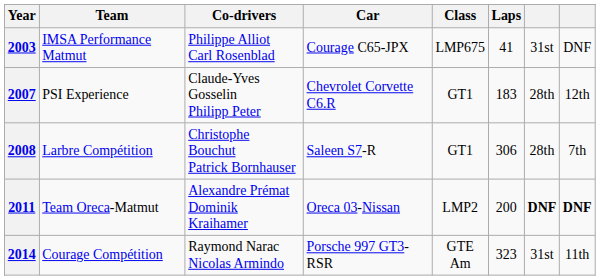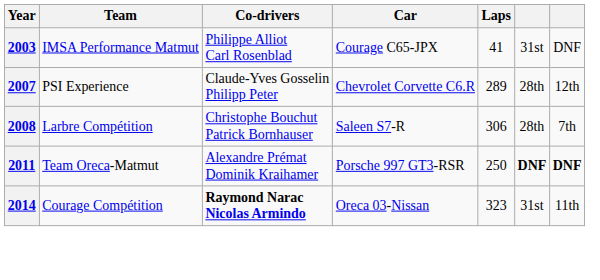- column: (460, 16)
(506, 95) 183 -> (496, 87) 289
(353, 207) Oreca 03-Nissan -> (400, 166) Porsche 997 GT3-RSR
(506, 207) 200 -> (496, 166) 250
(236, 255) normal -> (256, 205) bold
(358, 255) Porsche 997 GT3-RSR -> (382, 205) Oreca 03-Nissan
